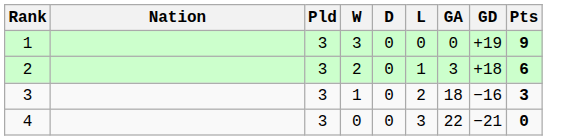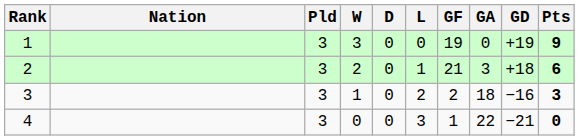+ column: (453, 18)
